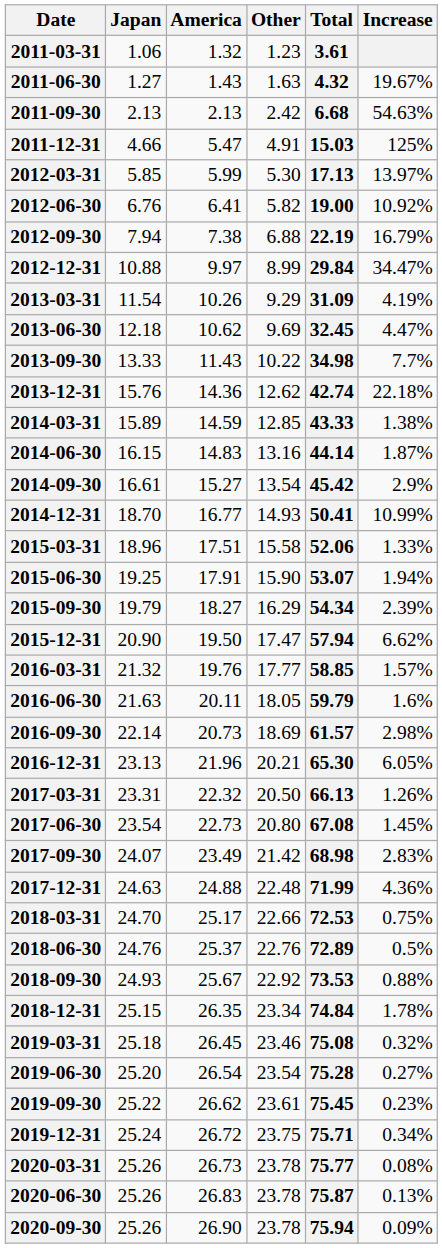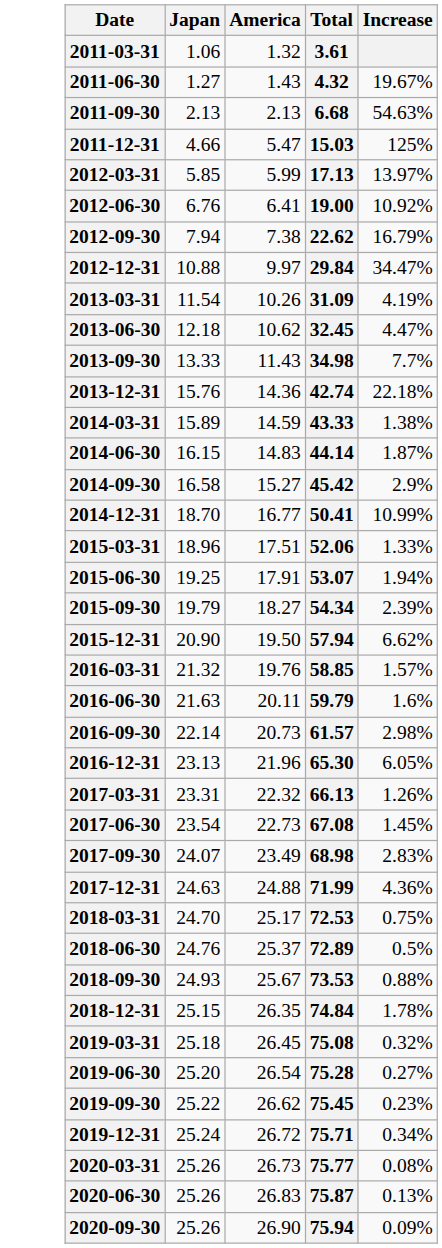- column: (276, 20)
(332, 236) 22.19 -> (332, 236) 22.62
(139, 484) 16.61 -> (198, 484) 16.58
